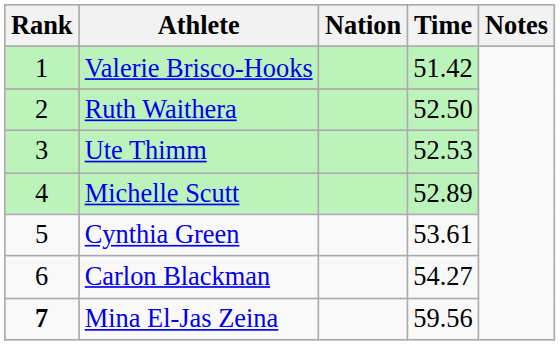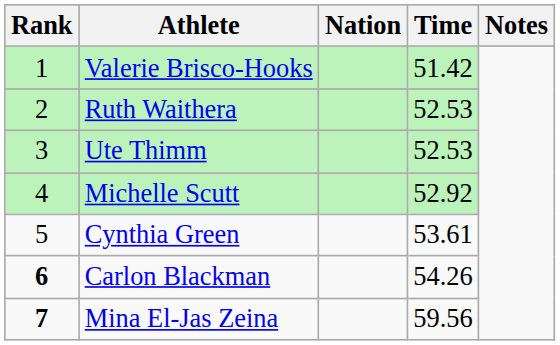(443, 109) 52.50 -> (443, 109) 52.53
(443, 192) 52.89 -> (443, 192) 52.92
(42, 276) normal -> (42, 276) bold
(443, 276) 54.27 -> (443, 276) 54.26
